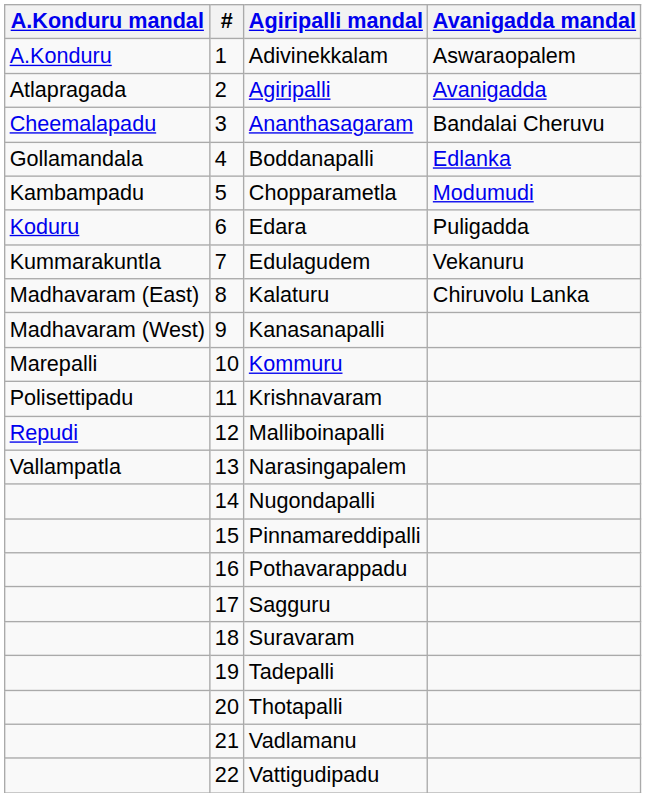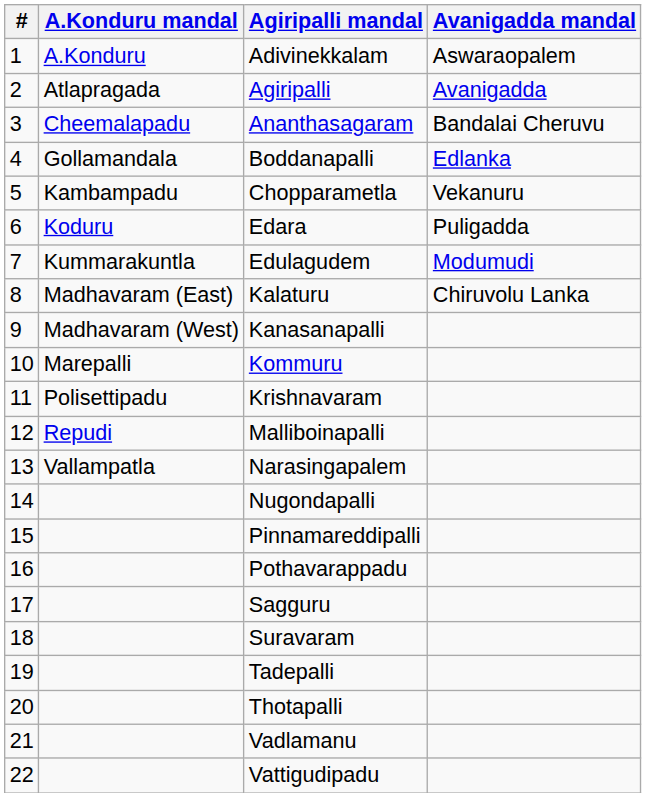columns swapped: (227, 21) <-> (107, 21)
(483, 192) Modumudi -> (478, 192) Vekanuru
(478, 261) Vekanuru -> (483, 261) Modumudi
